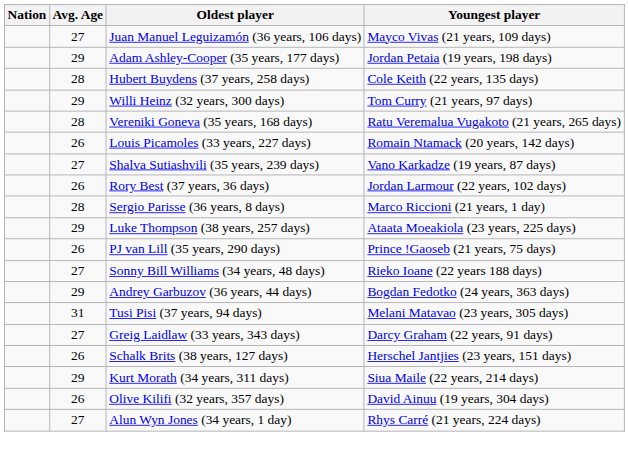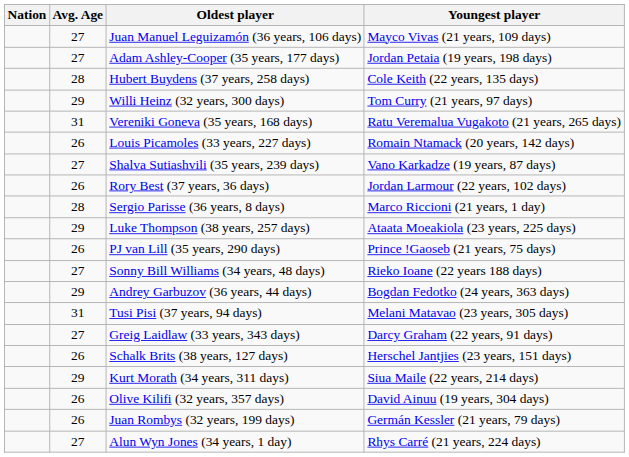(78, 57) 29 -> (78, 57) 27
(78, 121) 28 -> (78, 121) 31
+ row: (202, 420)
